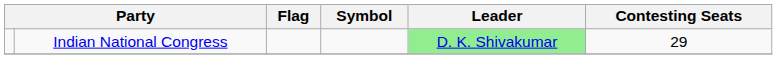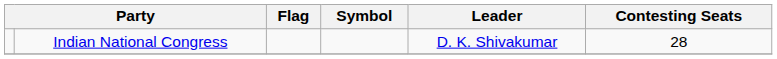(497, 41) lightgreen background -> (497, 41) no background
(679, 41) 29 -> (679, 41) 28
